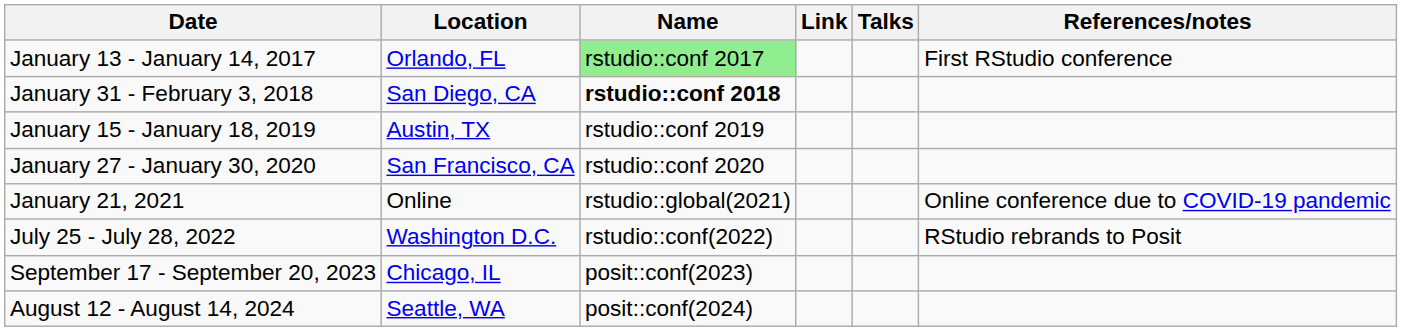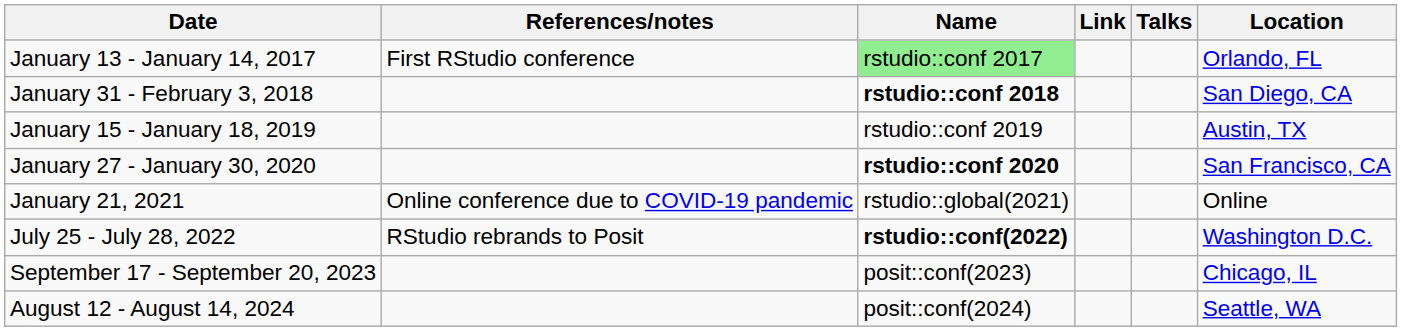columns swapped: (481, 22) <-> (1158, 22)
(675, 165) normal -> (961, 165) bold
(679, 237) normal -> (966, 237) bold
